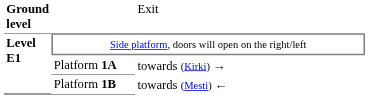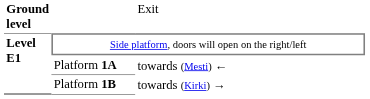(182, 65) towards (Kirki) → -> (182, 65) towards (Mesti) ←
(182, 85) towards (Mesti) ← -> (182, 85) towards (Kirki) →
